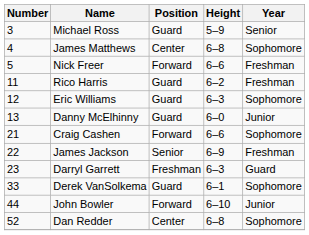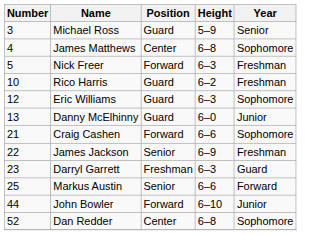(215, 65) 6–6 -> (207, 65) 6–3
(13, 83) 11 -> (13, 83) 10
+ row: (88, 186)
- row: (100, 186)
